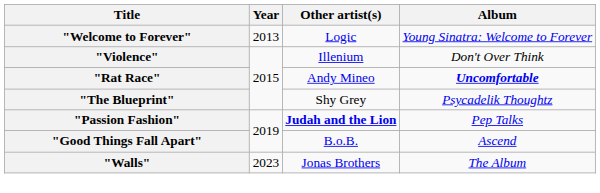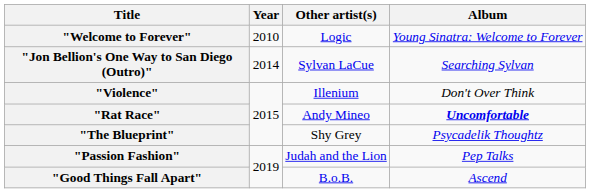(266, 36) 2013 -> (266, 36) 2010
+ row: (127, 64)
(341, 120) bold -> (336, 156) normal
- row: (127, 162)
